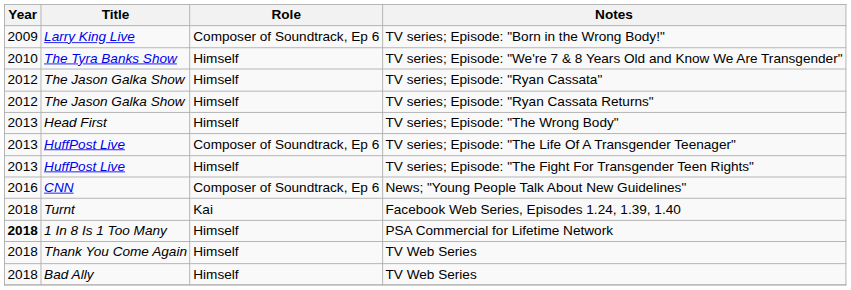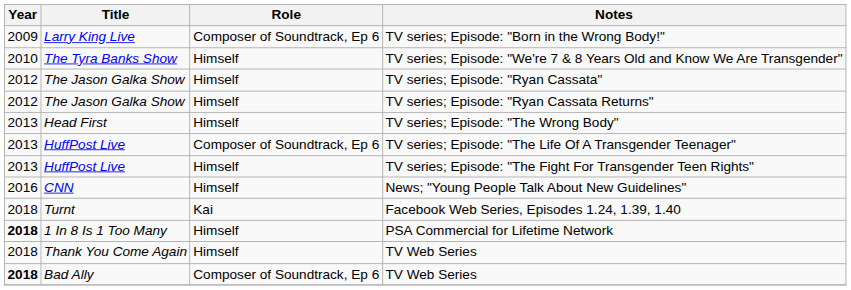(286, 187) Composer of Soundtrack, Ep 6 -> (216, 187) Himself
(23, 274) normal -> (23, 274) bold
(216, 274) Himself -> (286, 274) Composer of Soundtrack, Ep 6
